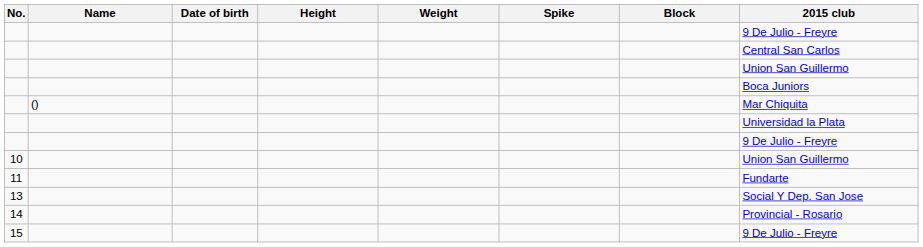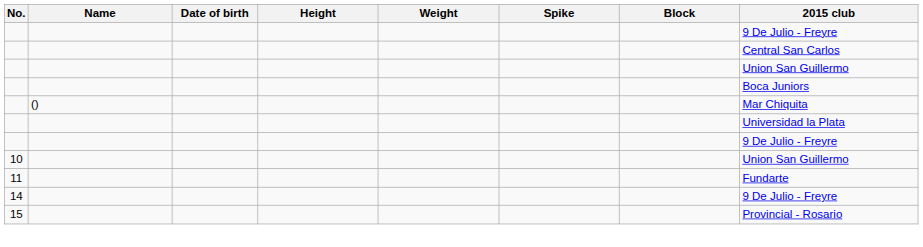- row: (16, 196)
(792, 214) Provincial - Rosario -> (790, 196) 9 De Julio - Freyre
(790, 232) 9 De Julio - Freyre -> (792, 214) Provincial - Rosario
